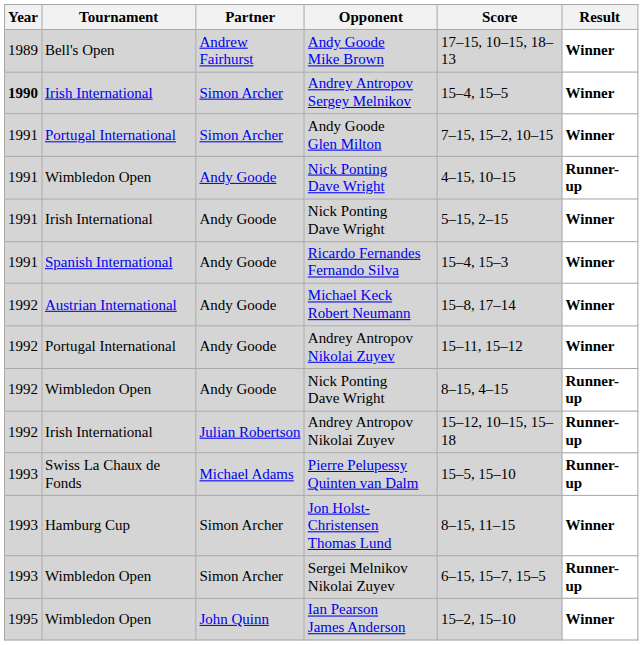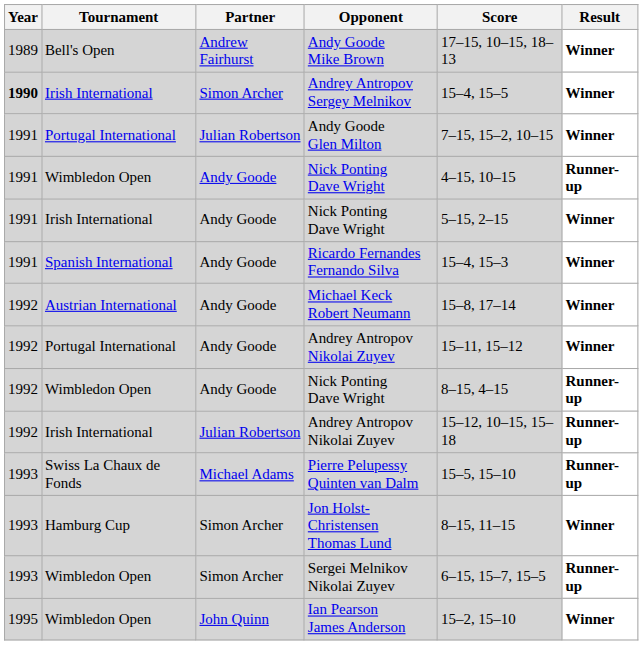(241, 135) Simon Archer -> (250, 135) Julian Robertson
